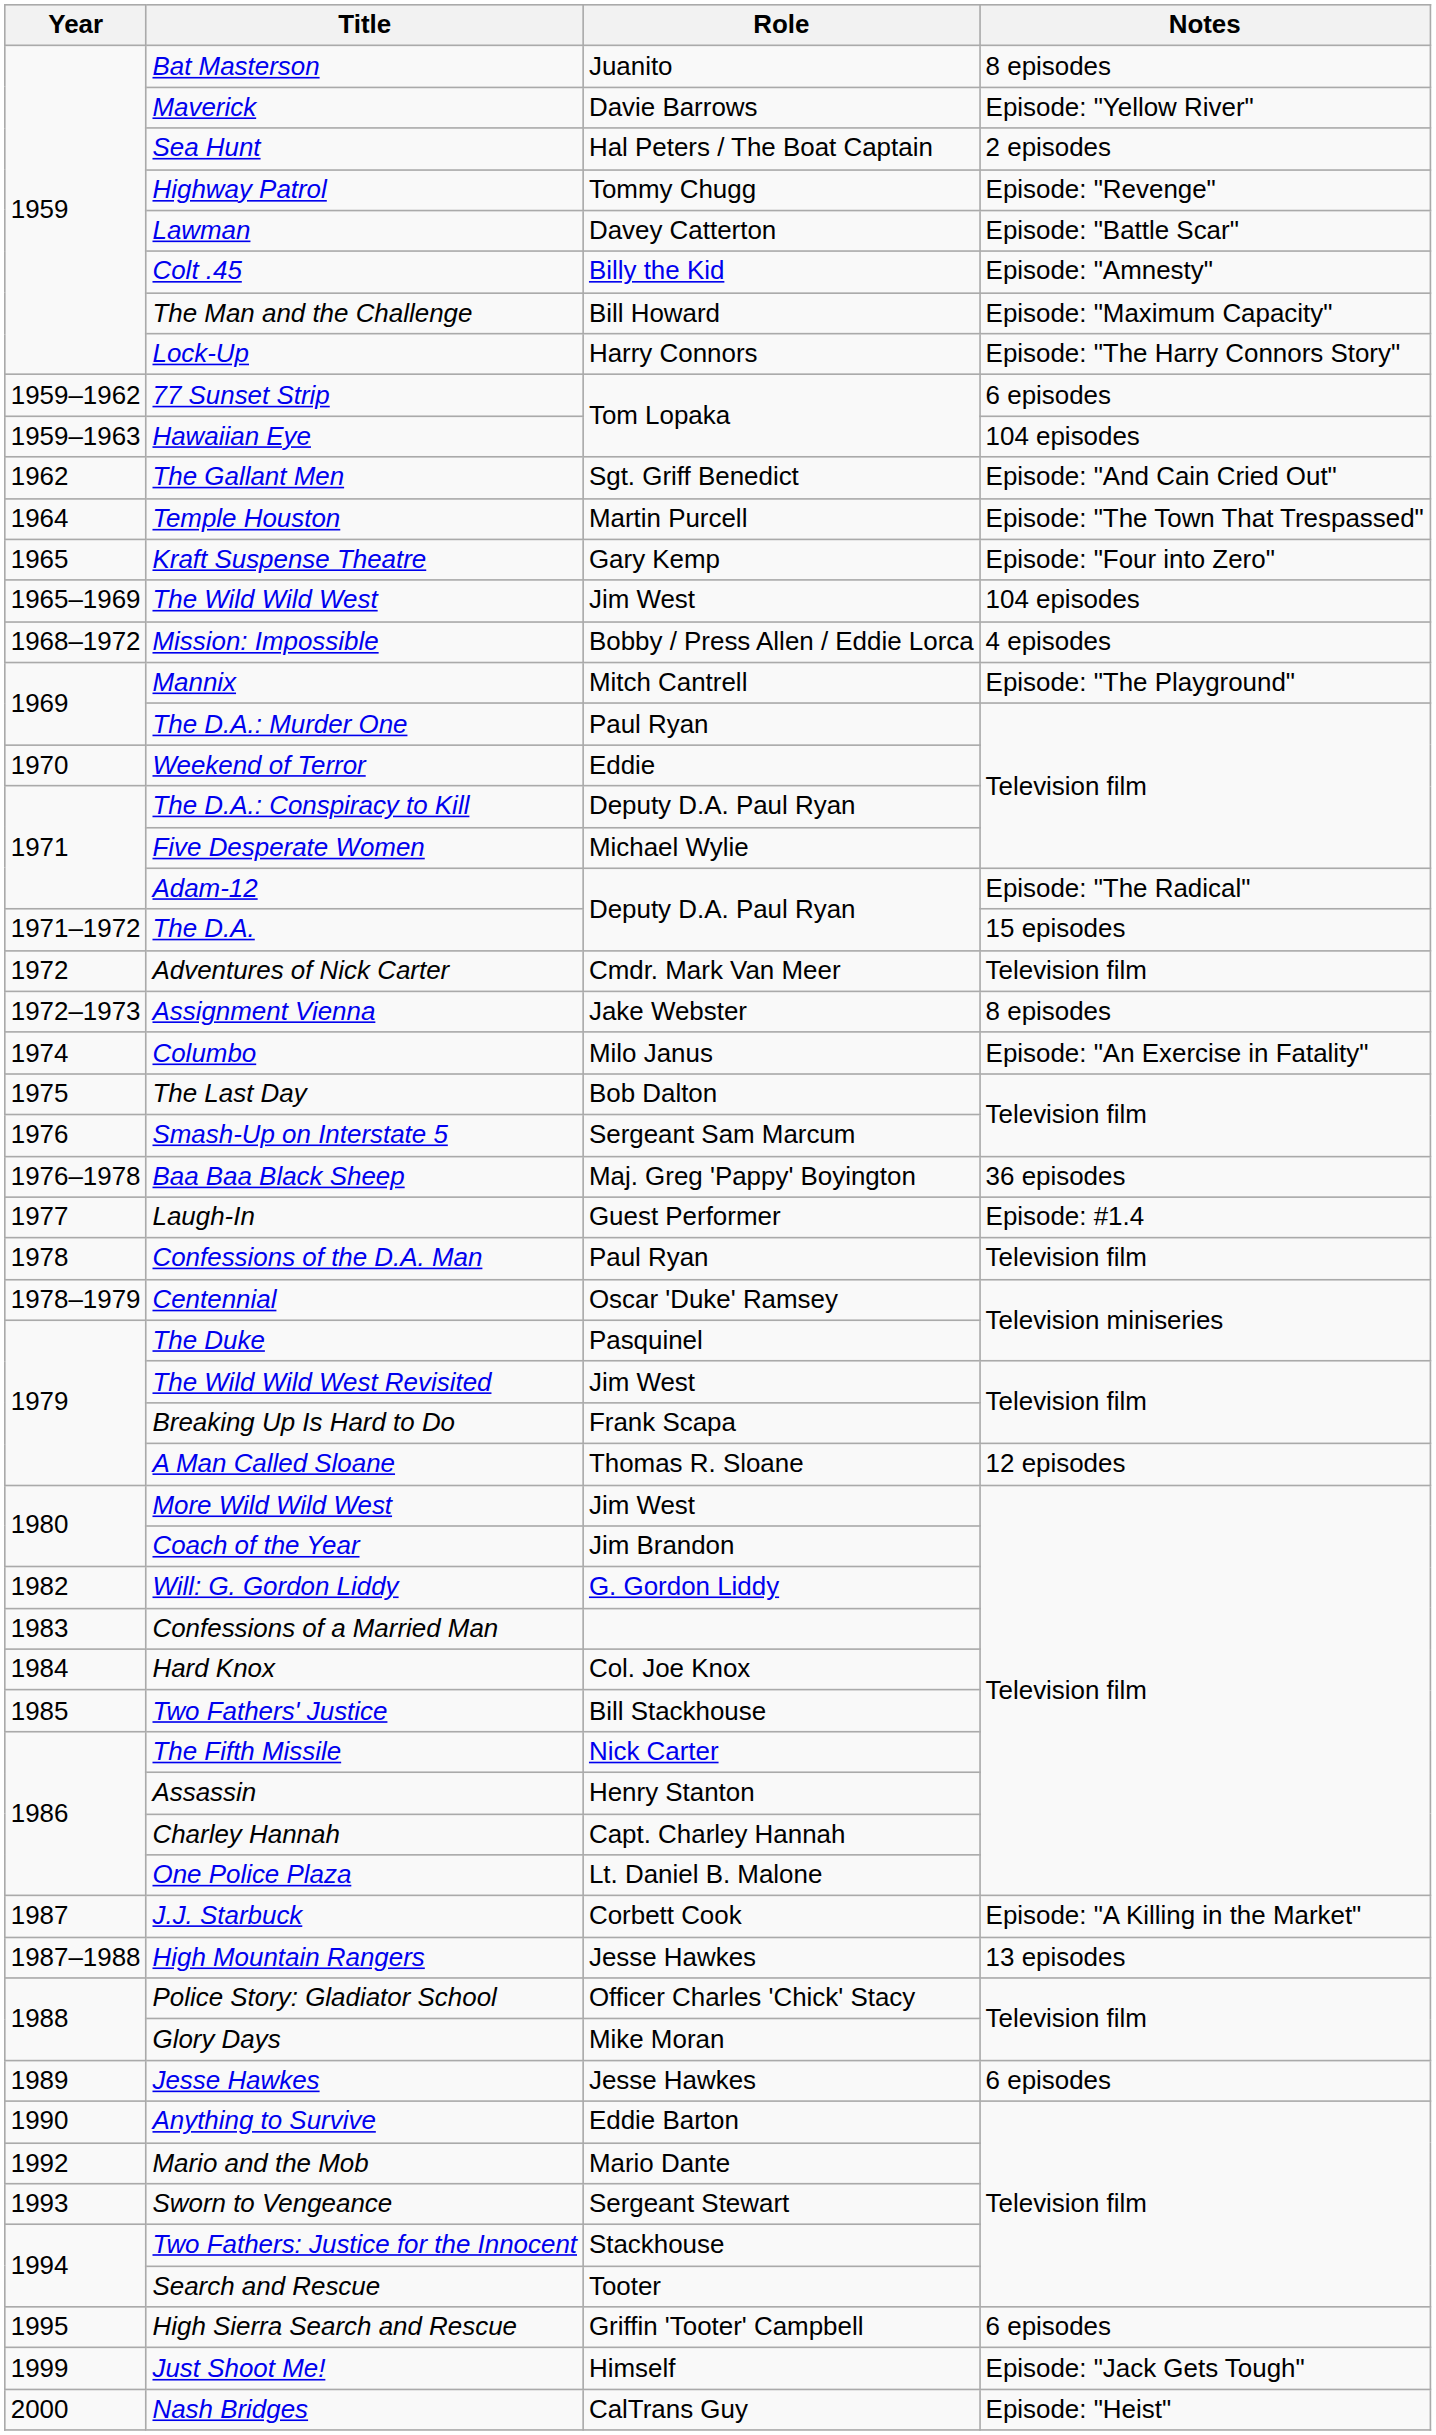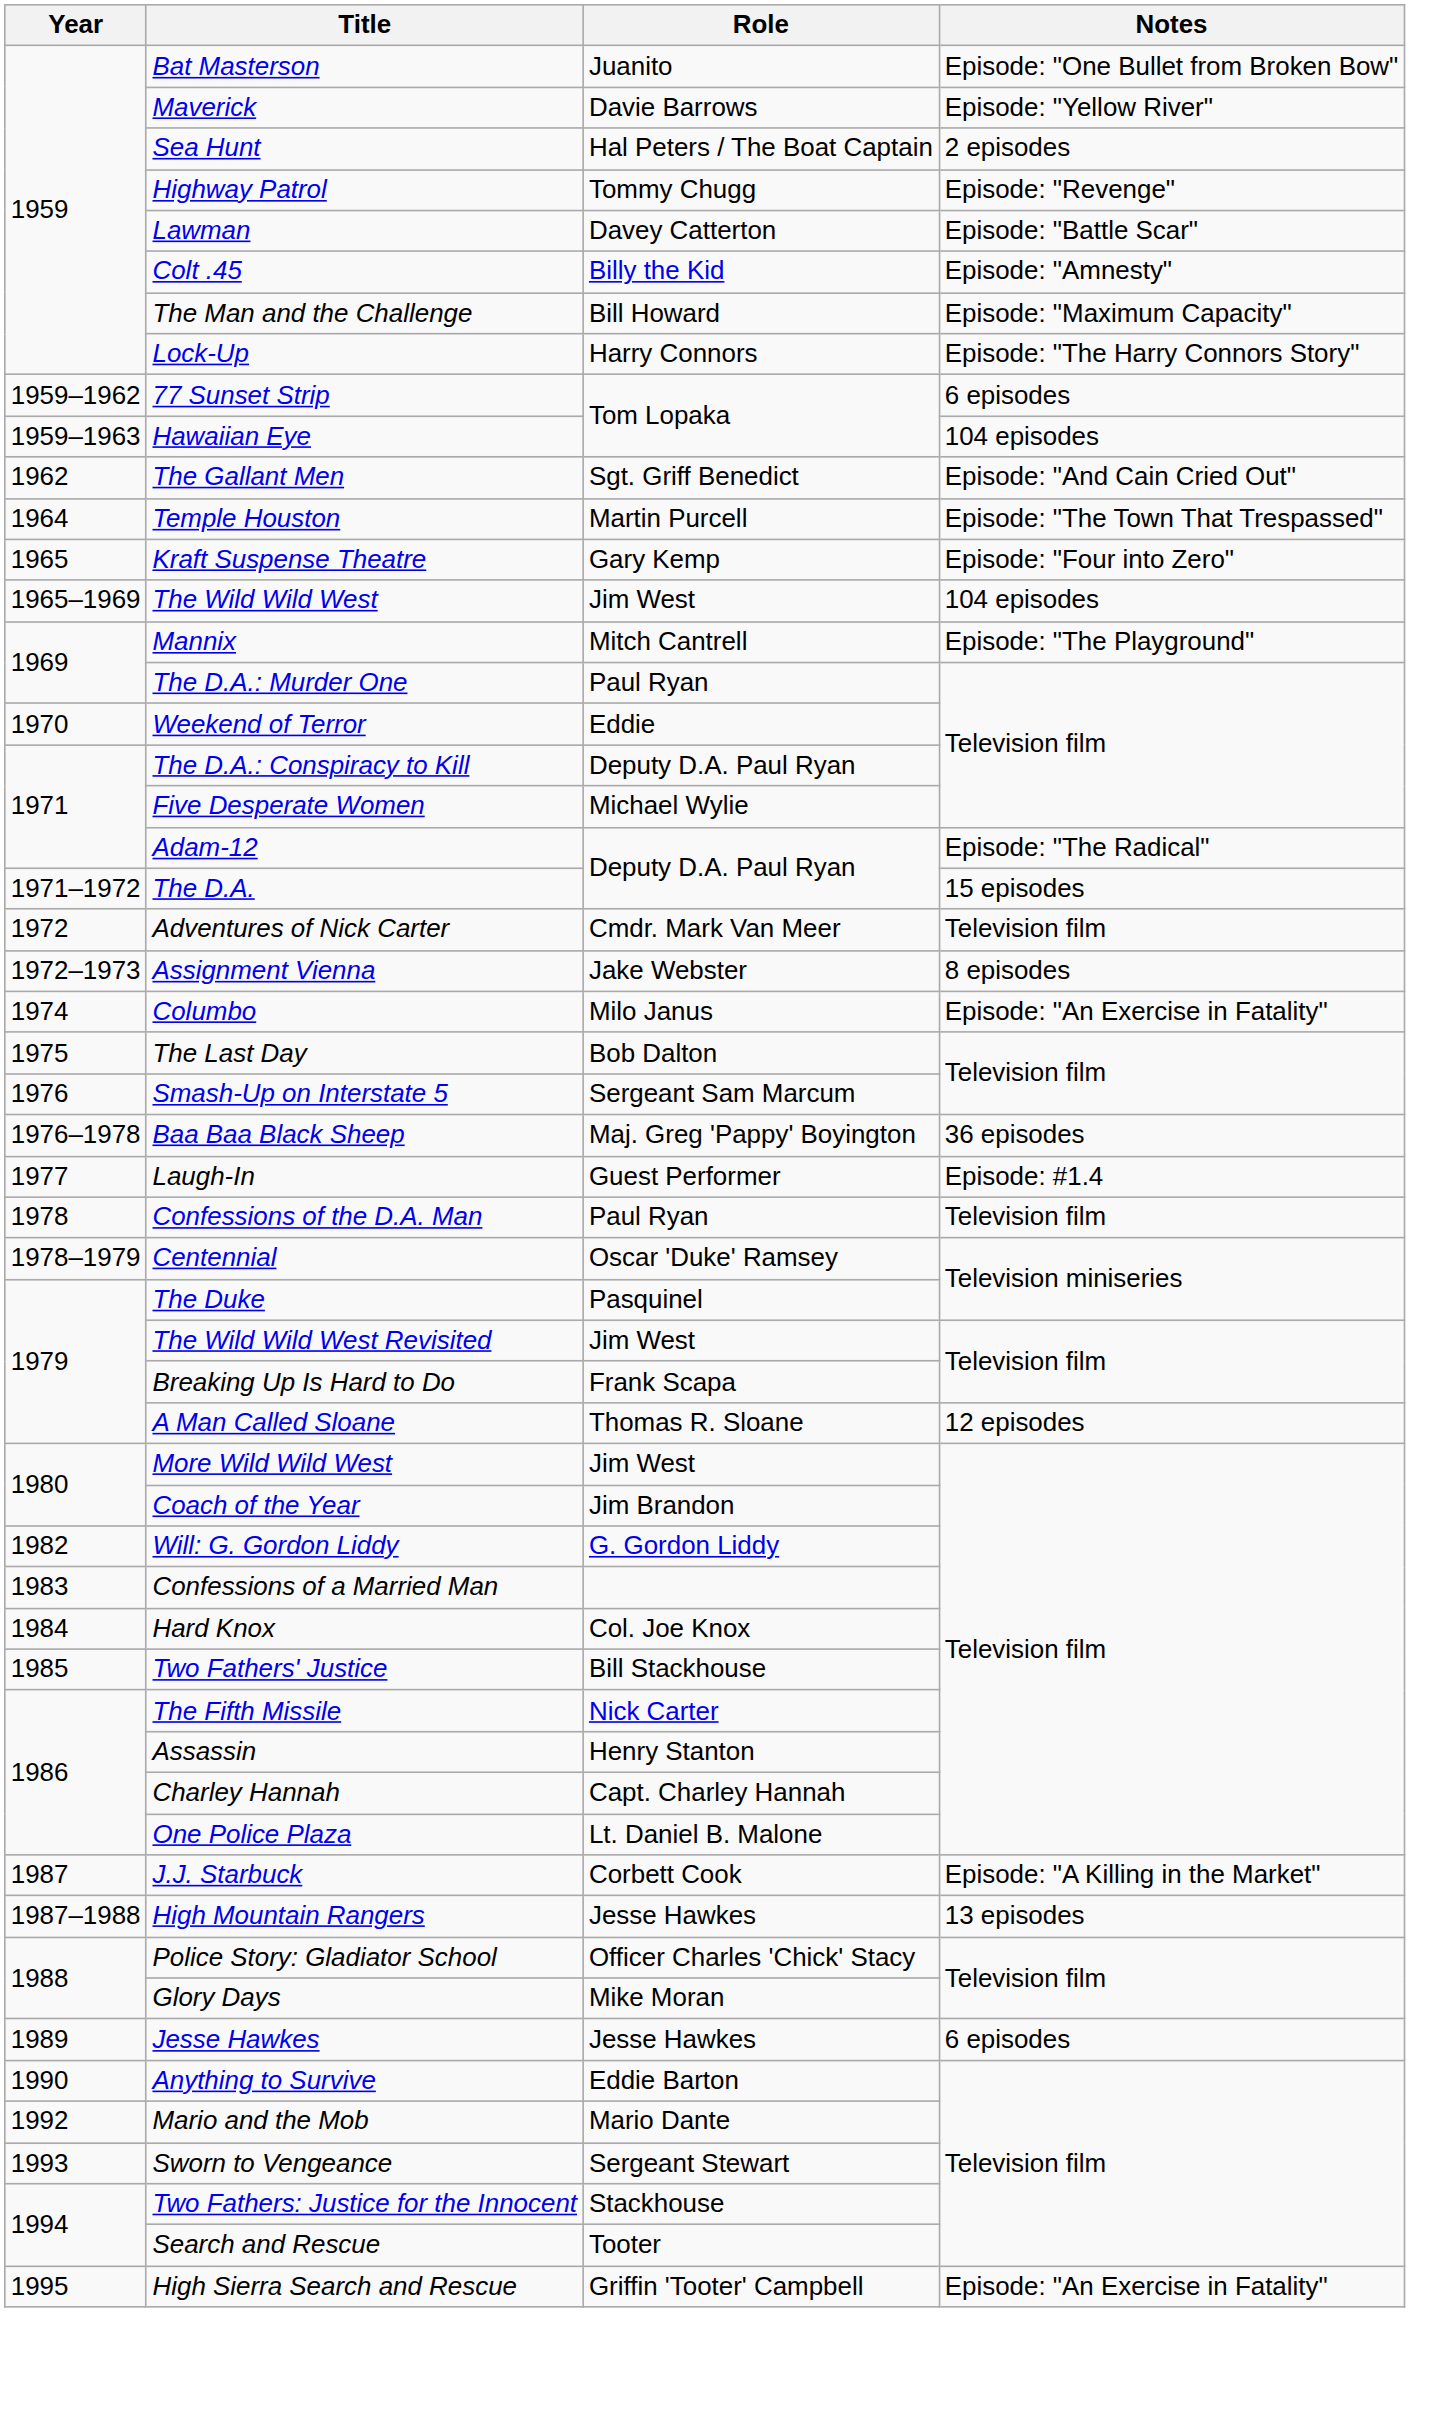(1048, 66) 8 episodes -> (1172, 66) Episode: "One Bullet from Broken Bow"
- row: (266, 641)
(1048, 2327) 6 episodes -> (1136, 2285) Episode: "An Exercise in Fatality"
- row: (239, 2368)
- row: (230, 2409)
